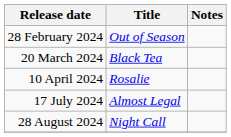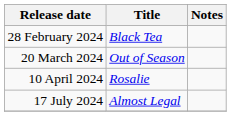(147, 36) Out of Season -> (136, 36) Black Tea
(136, 57) Black Tea -> (147, 57) Out of Season
- row: (61, 121)
